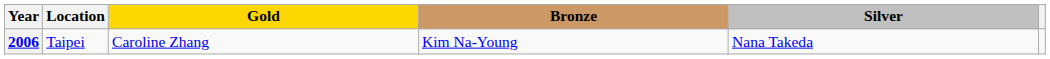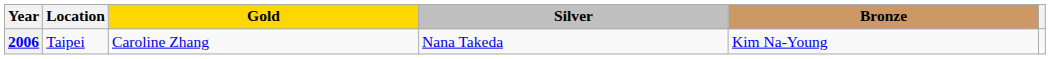columns swapped: (884, 16) <-> (574, 16)
